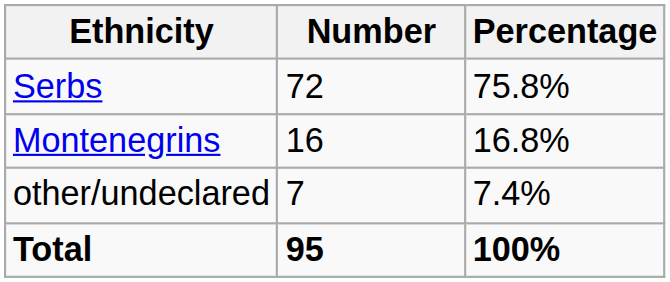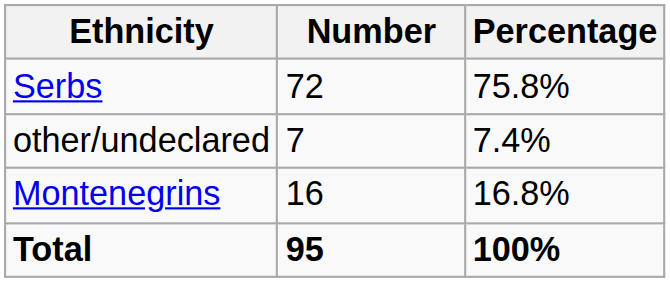rows swapped: (117, 140) <-> (141, 194)
